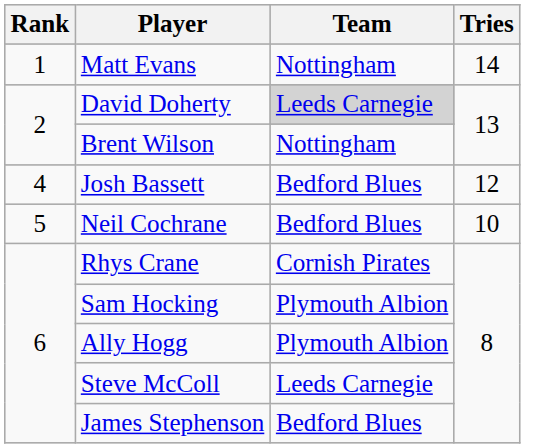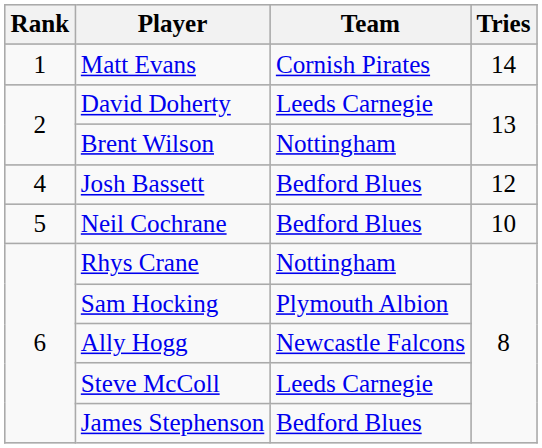(336, 64) Nottingham -> (353, 64) Cornish Pirates
(354, 104) lightgrey background -> (354, 104) no background
(353, 263) Cornish Pirates -> (336, 263) Nottingham
(362, 343) Plymouth Albion -> (370, 343) Newcastle Falcons
